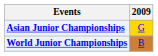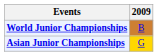rows swapped: (66, 28) <-> (67, 44)
